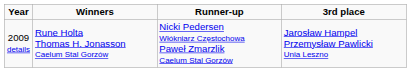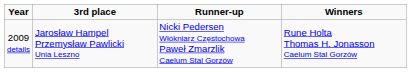columns swapped: (95, 12) <-> (344, 12)
